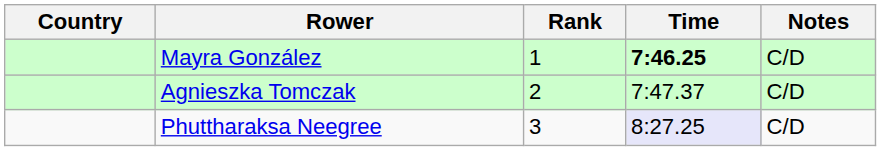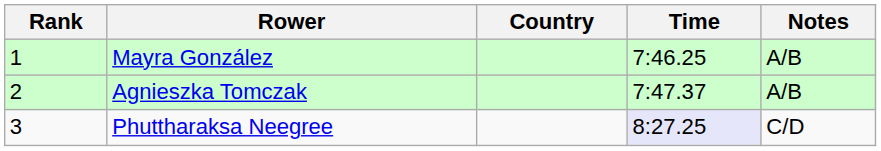columns swapped: (575, 22) <-> (80, 22)
(669, 57) bold -> (669, 57) normal
(786, 57) C/D -> (784, 57) A/B
(786, 92) C/D -> (784, 92) A/B
